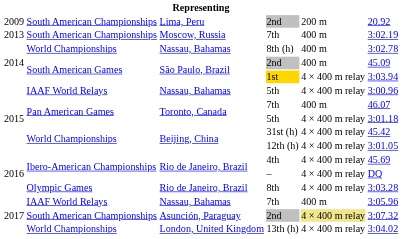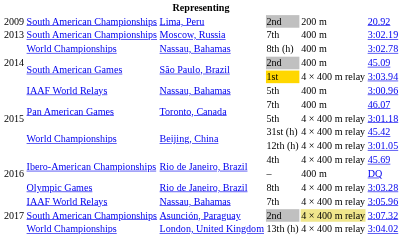(333, 90) 4 × 400 m relay -> (314, 90) 400 m
(333, 174) 4 × 400 m relay -> (314, 174) 400 m
(314, 201) 400 m -> (333, 201) 4 × 400 m relay
